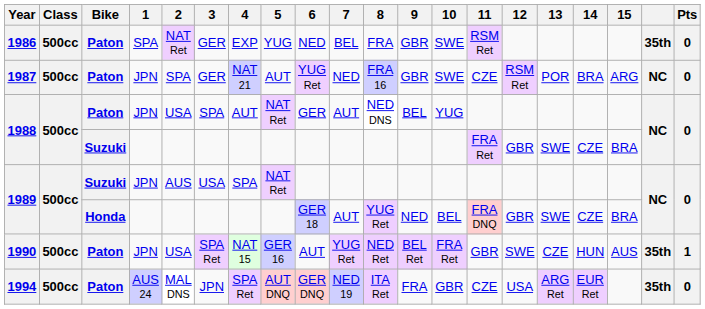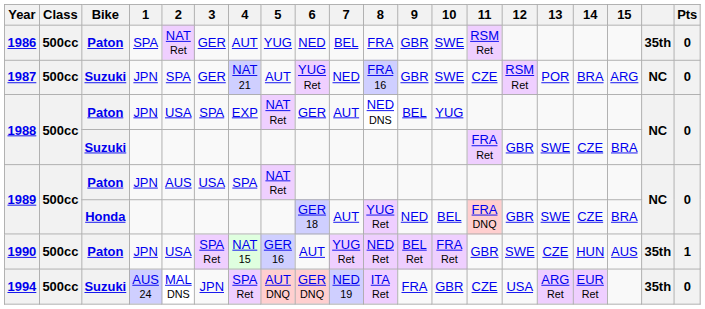(245, 43) EXP -> (245, 43) AUT
(105, 78) Paton -> (105, 78) Suzuki
(245, 113) AUT -> (245, 113) EXP
(105, 182) Suzuki -> (105, 182) Paton
(105, 287) Paton -> (105, 287) Suzuki
